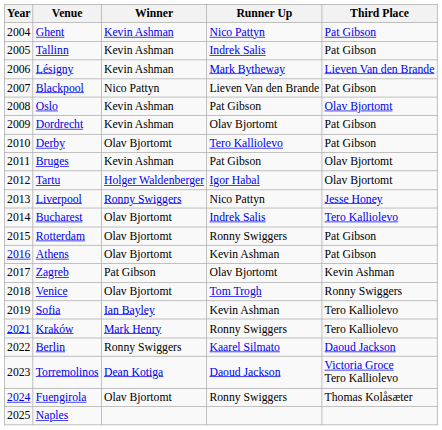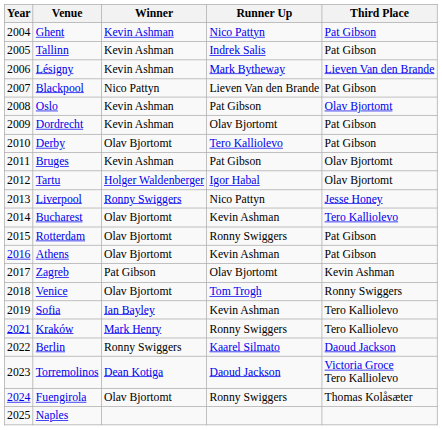(238, 217) Indrek Salis -> (244, 217) Kevin Ashman
